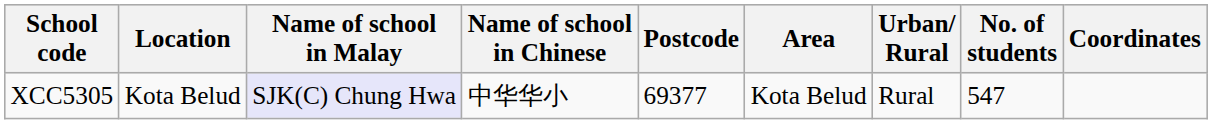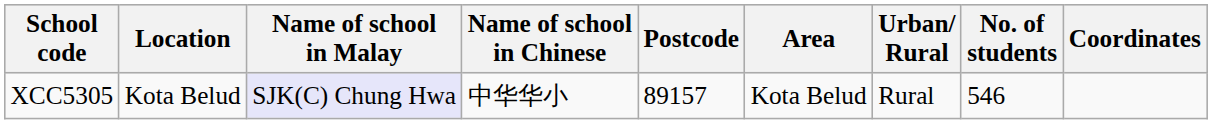(675, 95) 69377 -> (675, 95) 89157
(986, 95) 547 -> (986, 95) 546
